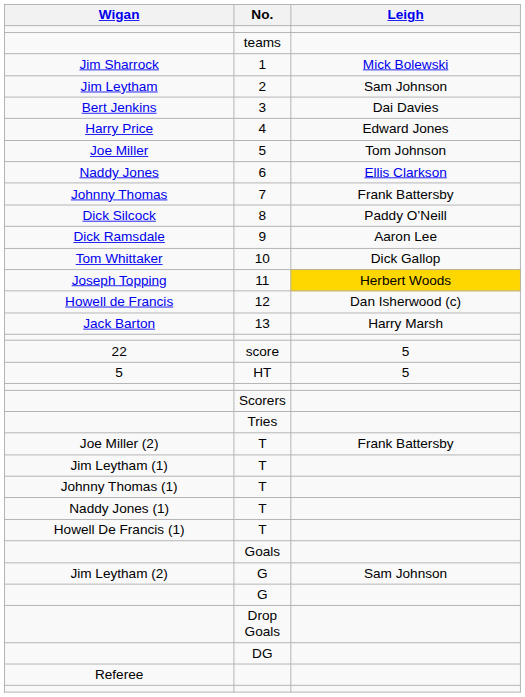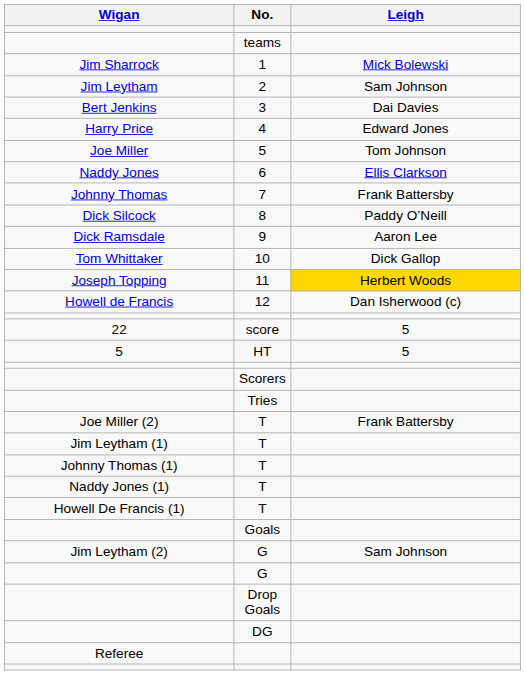- row: (119, 323)
